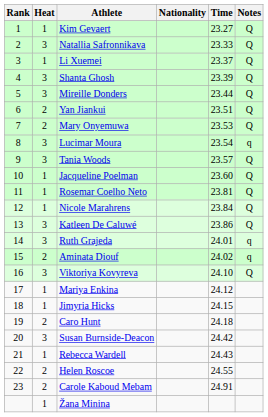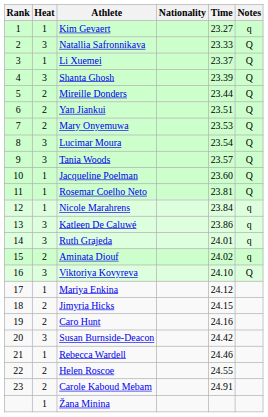(249, 29) Q -> (249, 29) q
(44, 94) 3 -> (44, 94) 2
(249, 143) q -> (249, 143) Q
(249, 208) Q -> (249, 208) q
(249, 224) Q -> (249, 224) q
(44, 306) 1 -> (44, 306) 2
(222, 322) 24.18 -> (222, 322) 24.16
(222, 354) 24.43 -> (222, 354) 24.46
